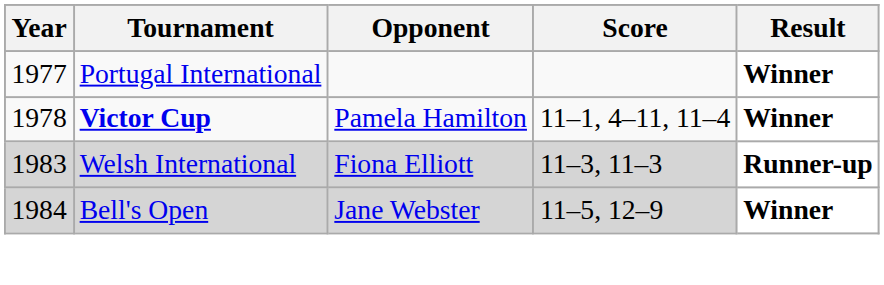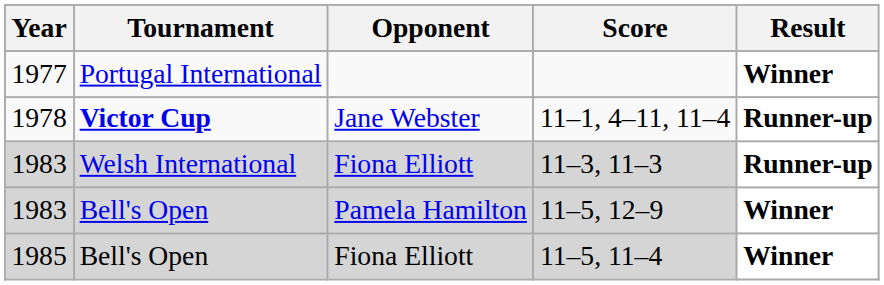(431, 118) Pamela Hamilton -> (407, 118) Jane Webster
(788, 118) Winner -> (808, 118) Runner-up
(39, 210) 1984 -> (39, 210) 1983
(407, 210) Jane Webster -> (431, 210) Pamela Hamilton
+ row: (601, 255)
